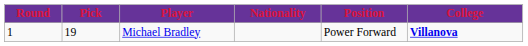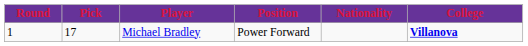columns swapped: (364, 13) <-> (278, 13)
(70, 32) 19 -> (70, 32) 17
